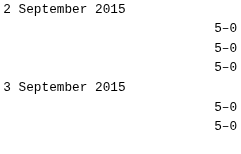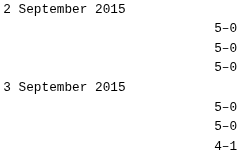+ row: (85, 147)
